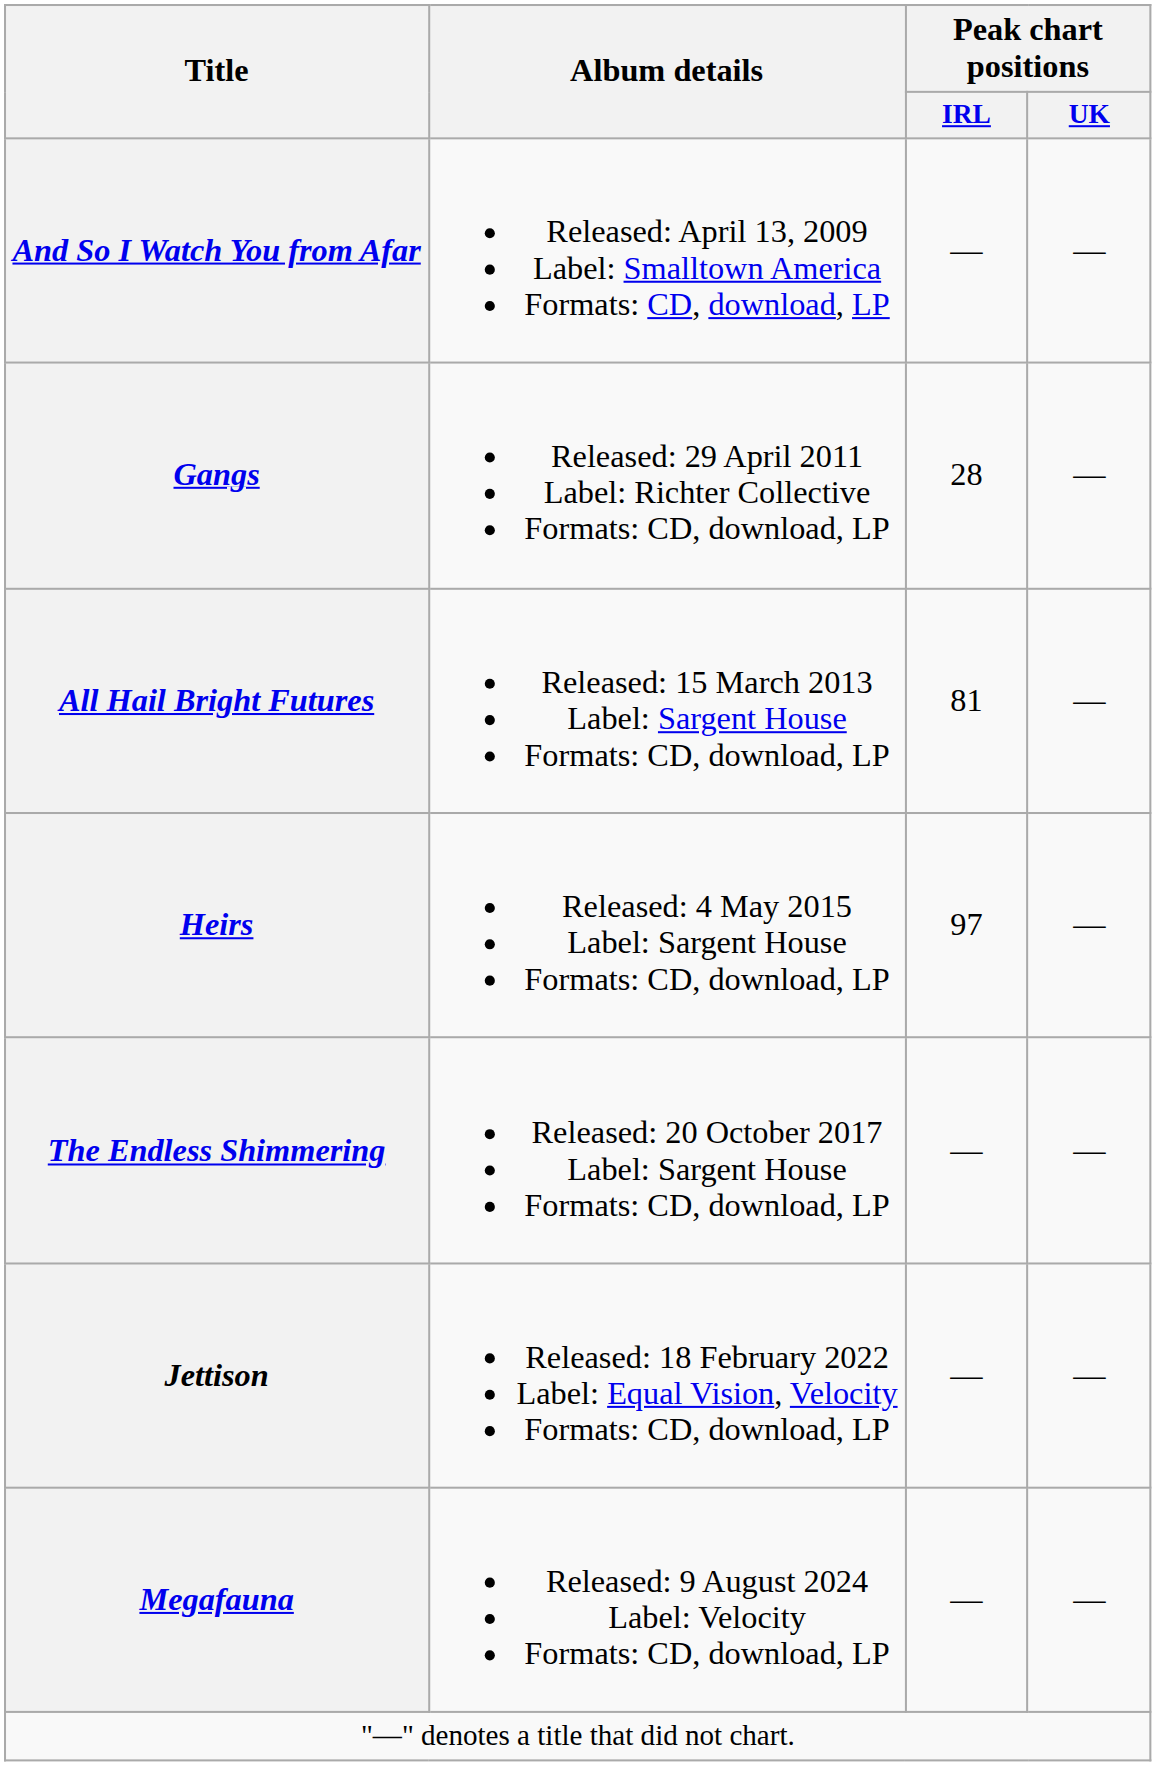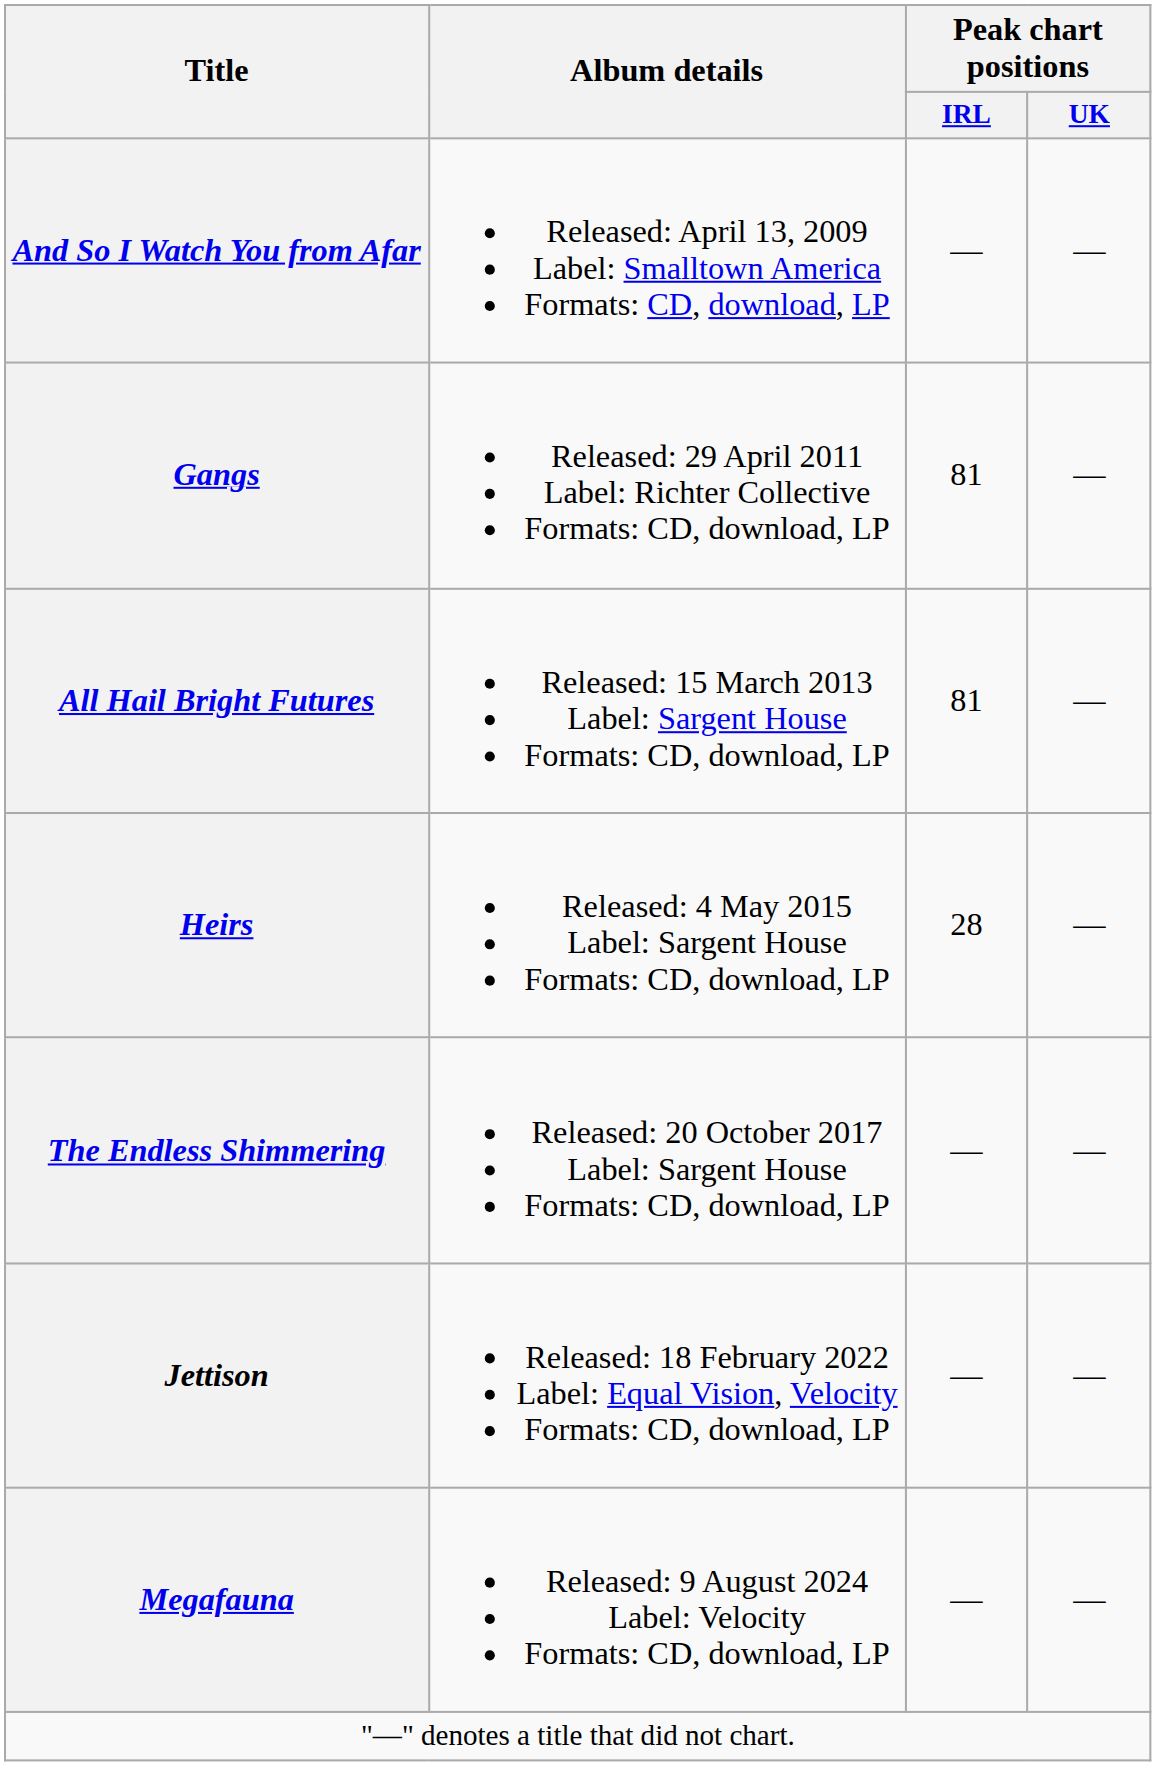(966, 474) 28 -> (966, 474) 81
(966, 924) 97 -> (966, 924) 28
